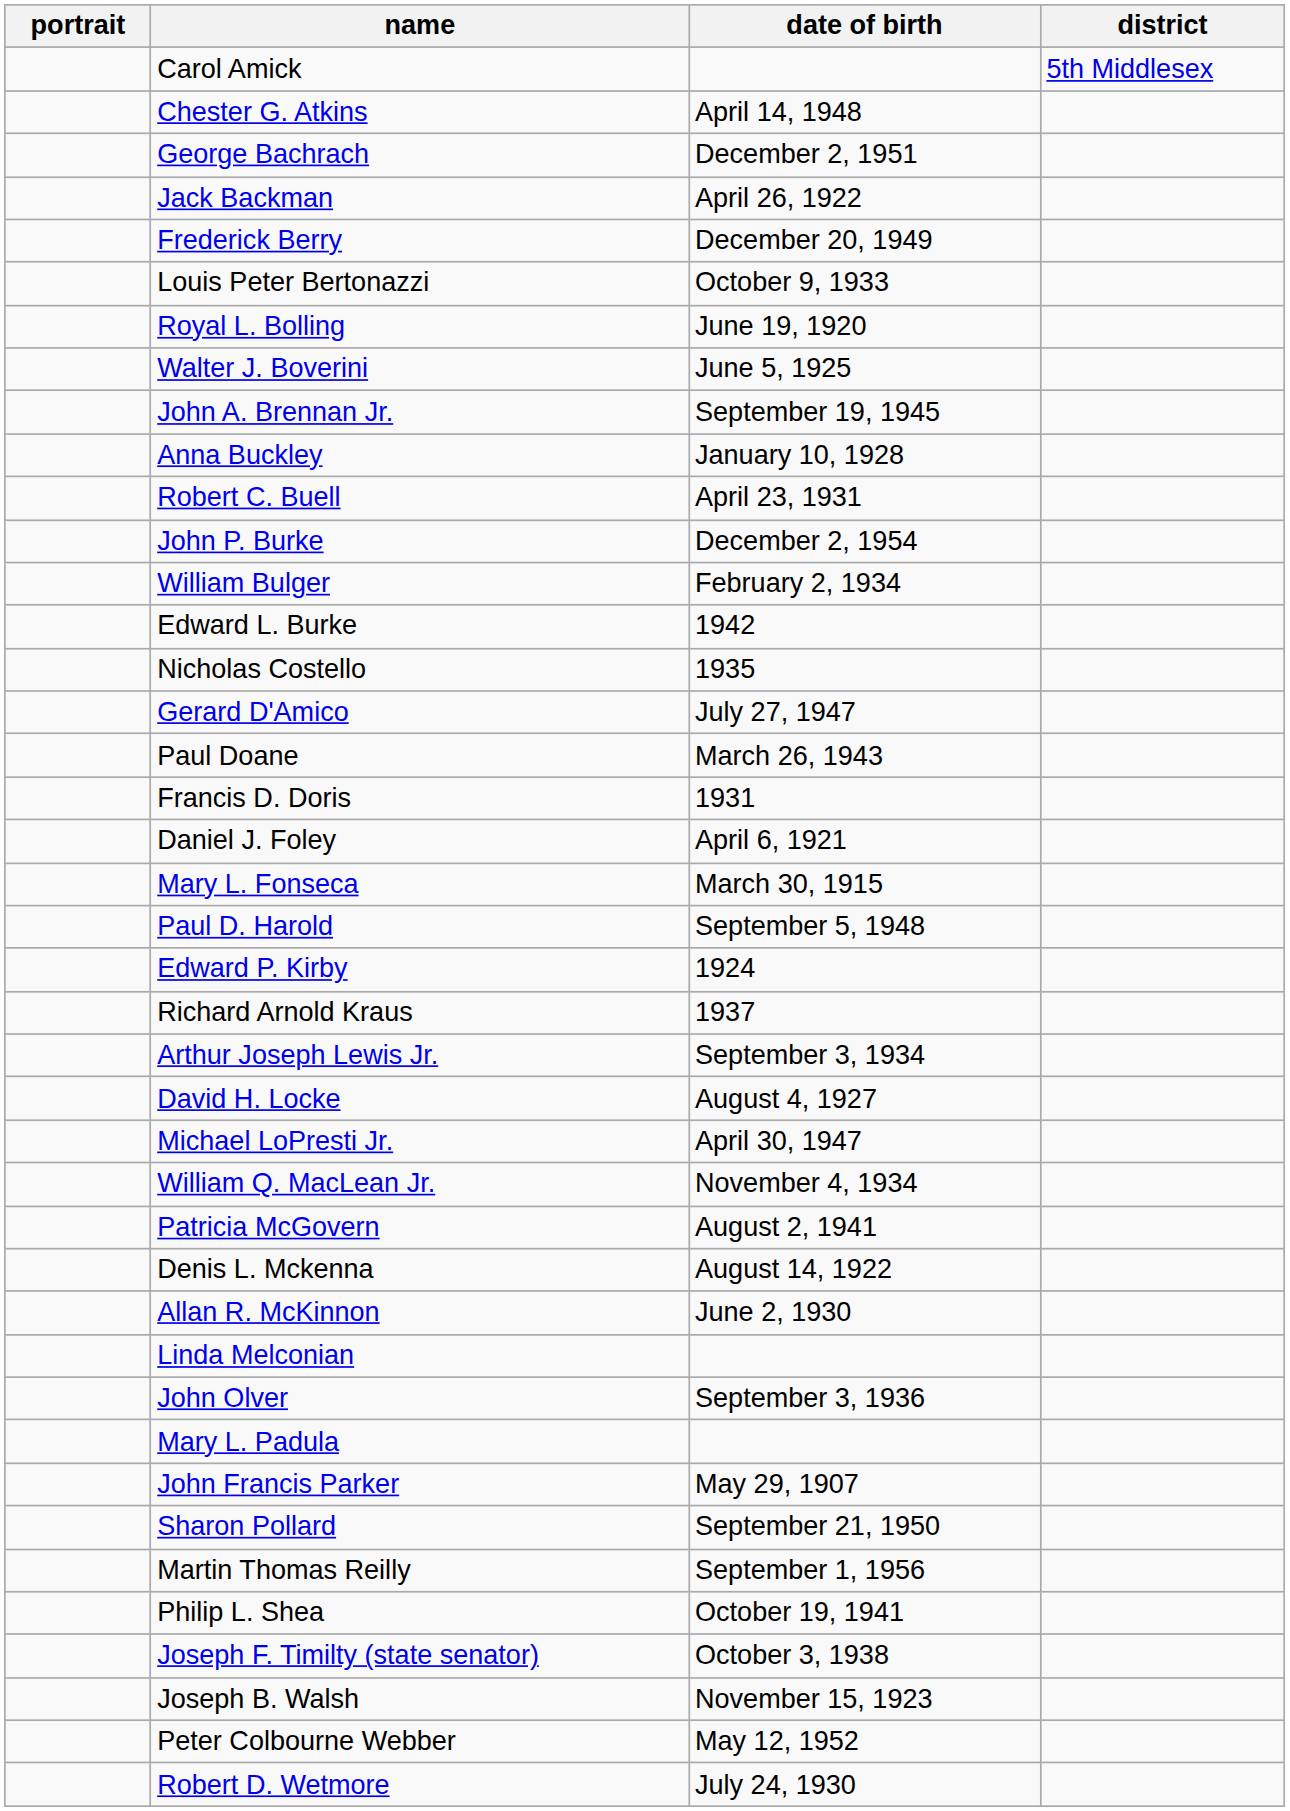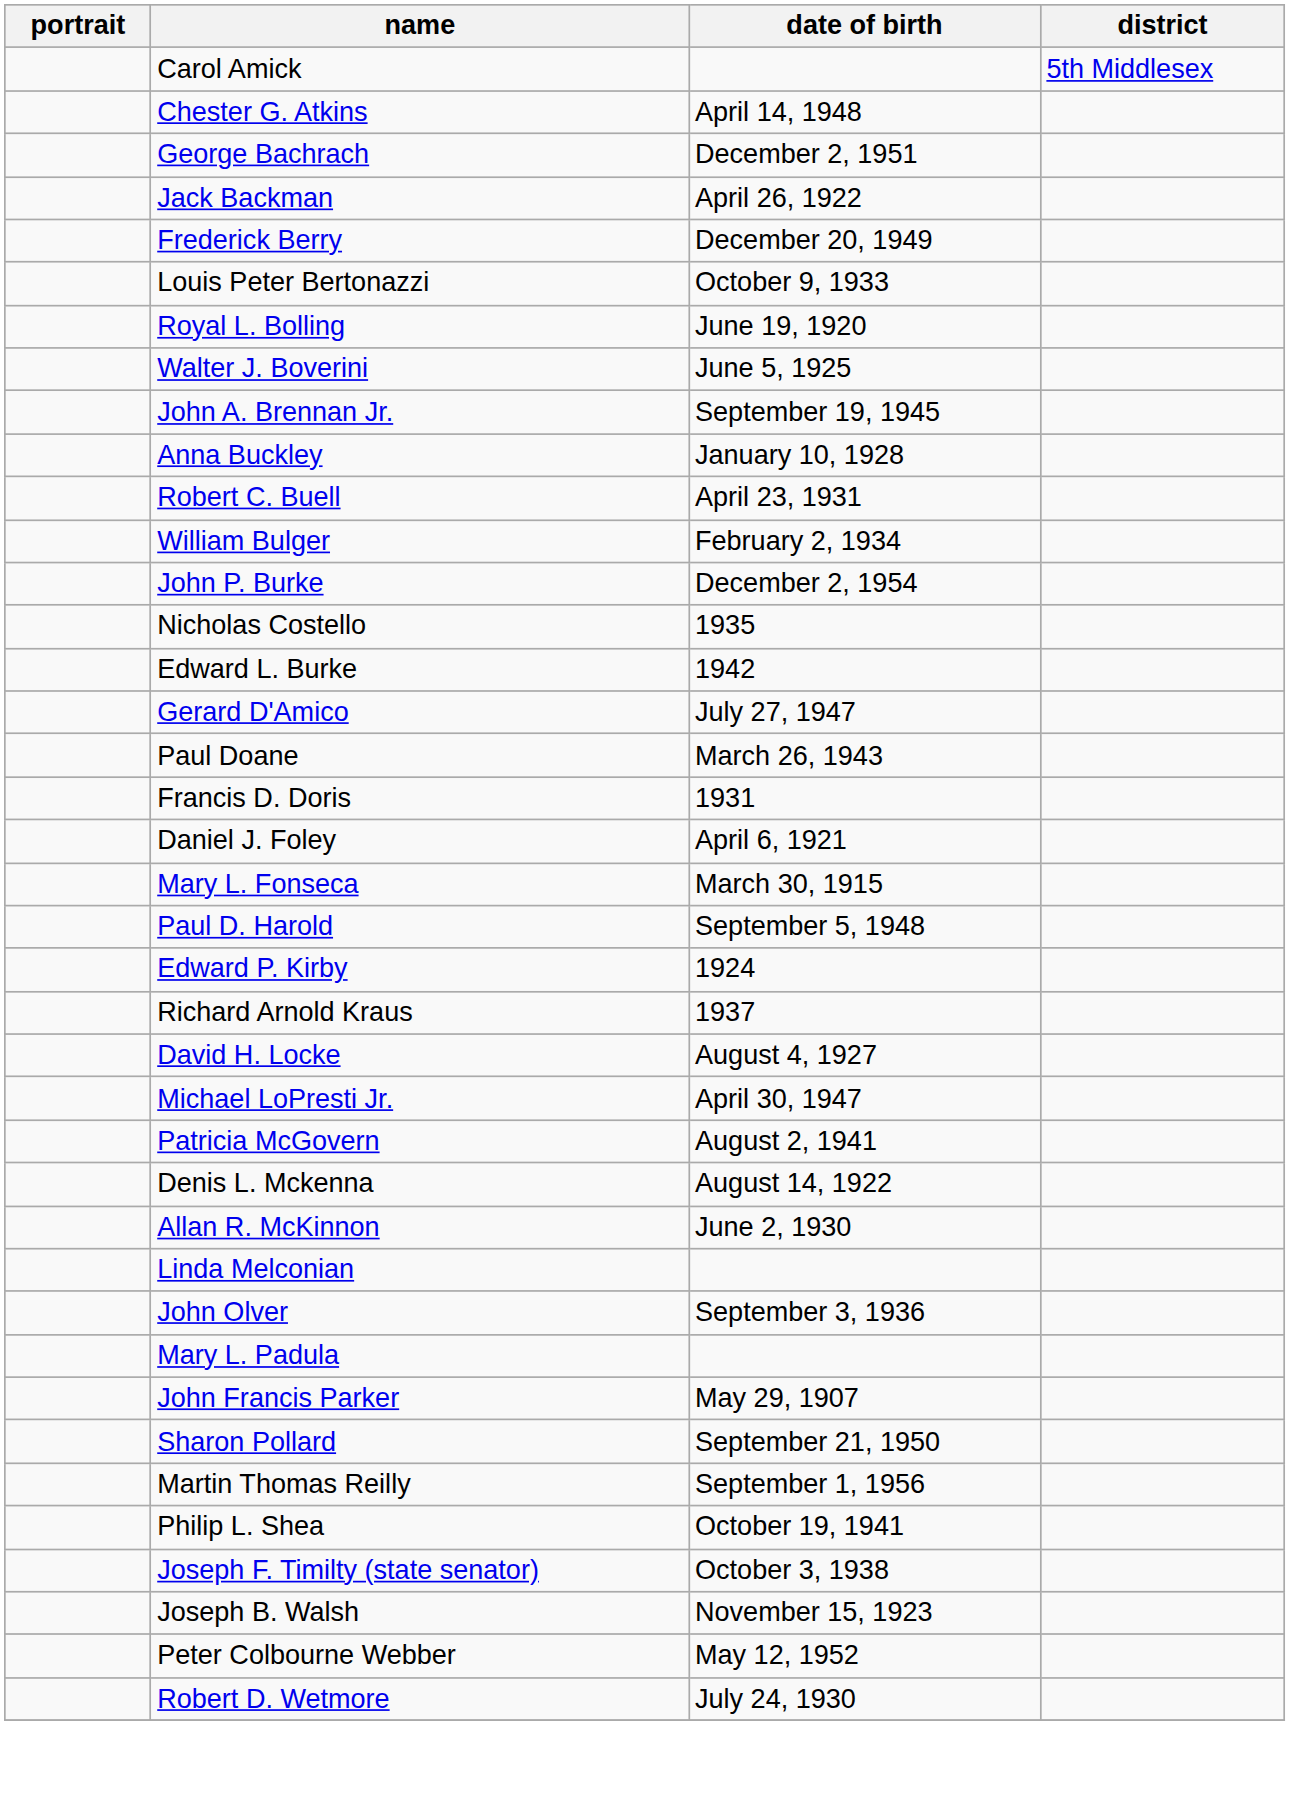rows swapped: (244, 583) <-> (240, 540)
rows swapped: (257, 626) <-> (262, 669)
- row: (298, 1055)
- row: (296, 1183)
